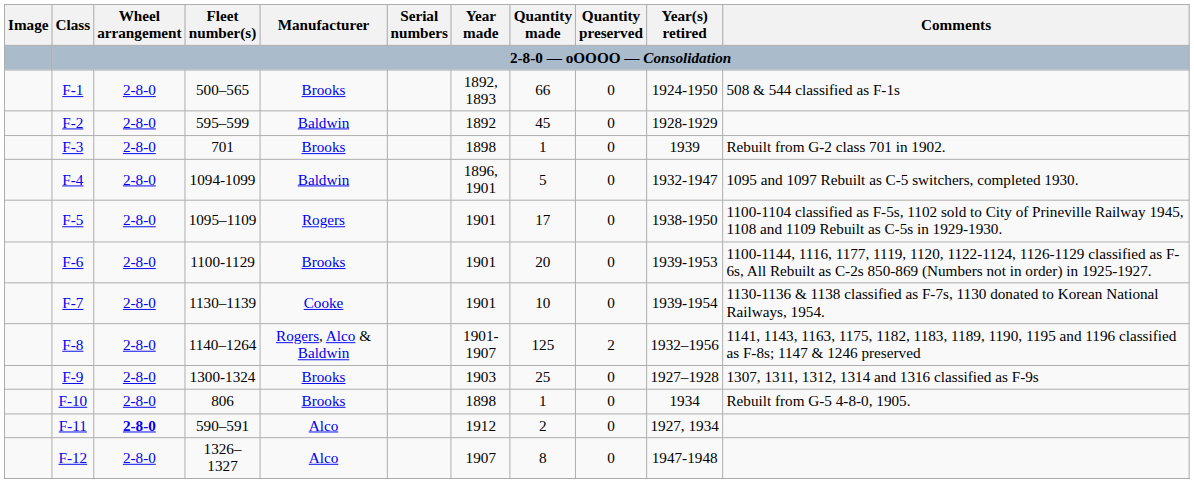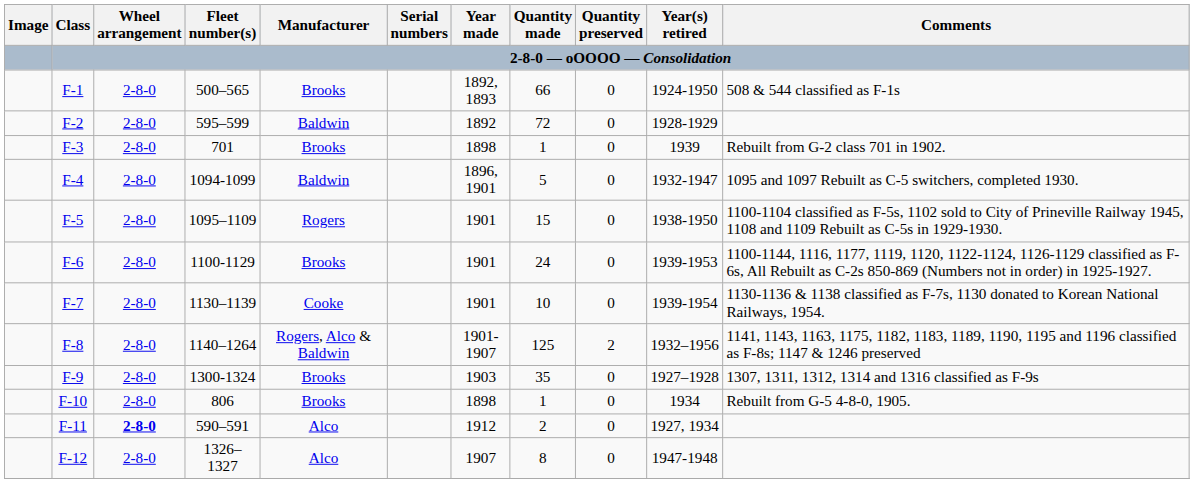(543, 123) 45 -> (543, 123) 72
(543, 221) 17 -> (543, 221) 15
(543, 262) 20 -> (543, 262) 24
(543, 377) 25 -> (543, 377) 35
